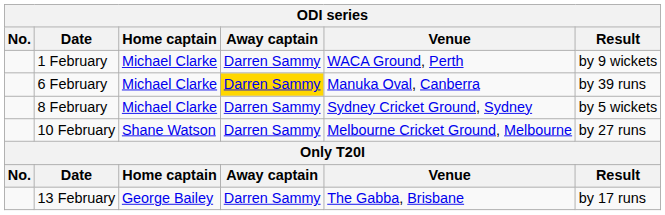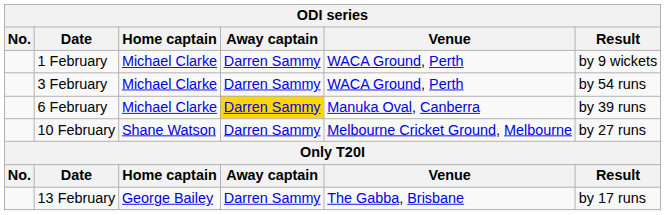+ row: (72, 84)
- row: (72, 107)
